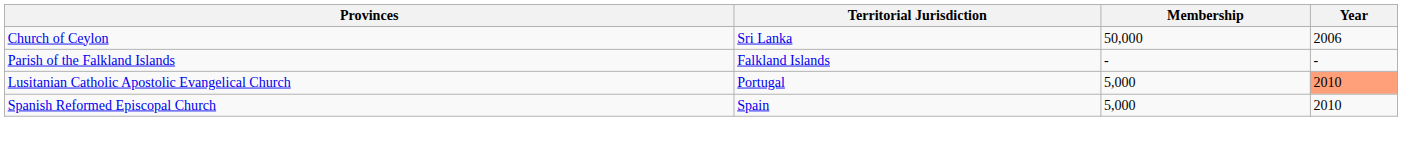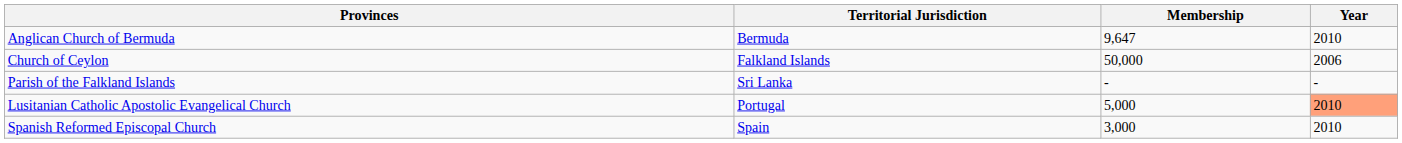+ row: (91, 37)
(765, 37) Sri Lanka -> (784, 60) Falkland Islands
(784, 60) Falkland Islands -> (765, 82) Sri Lanka
(1120, 104) 5,000 -> (1120, 127) 3,000
